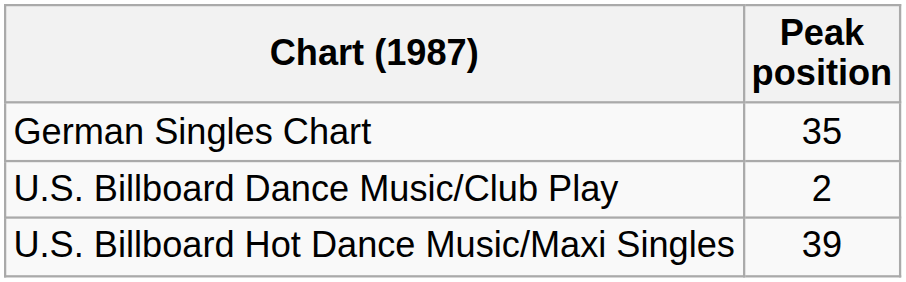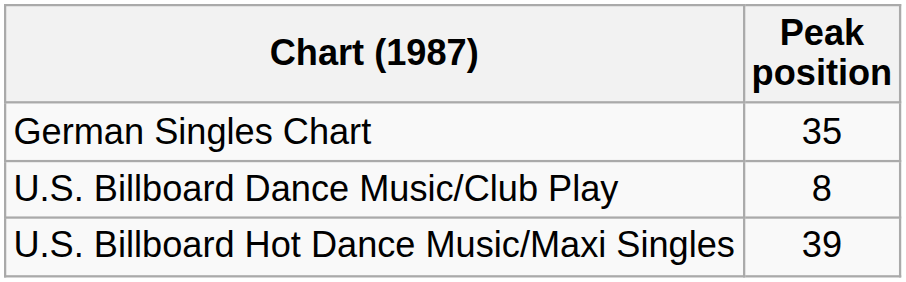(822, 188) 2 -> (822, 188) 8
